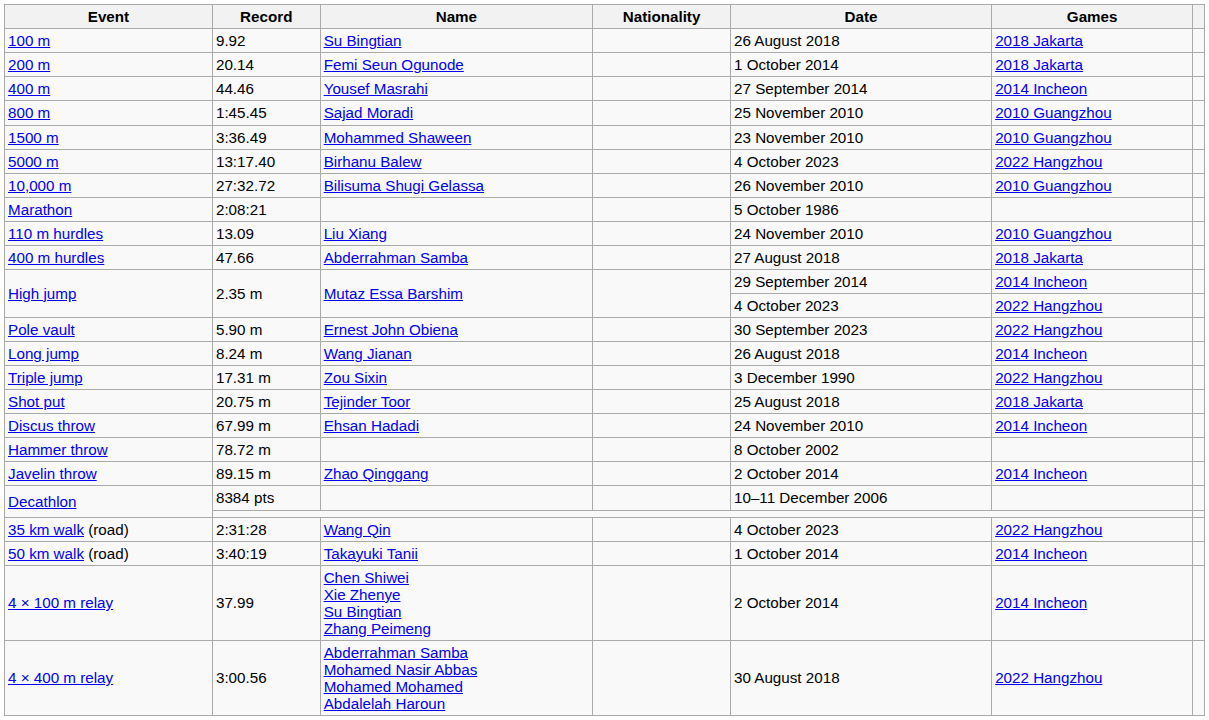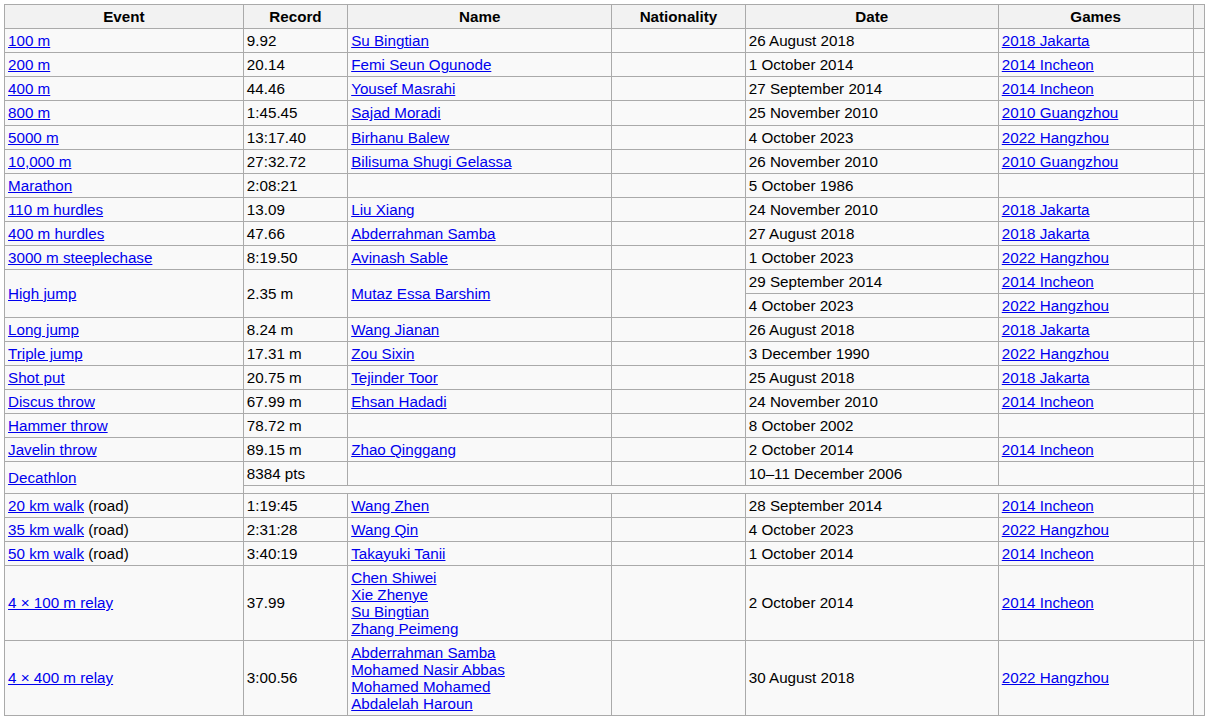(1039, 65) 2018 Jakarta -> (1048, 65) 2014 Incheon
- row: (33, 137)
(1053, 233) 2010 Guangzhou -> (1046, 209) 2018 Jakarta
+ row: (80, 257)
- row: (41, 330)
(1041, 354) 2014 Incheon -> (1046, 330) 2018 Jakarta
+ row: (68, 505)
